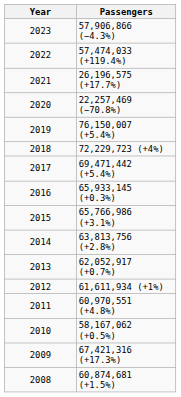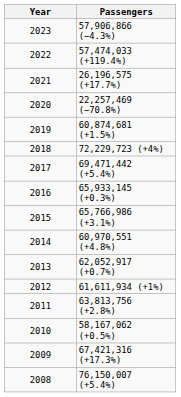(105, 129) 76,150,007 (+5.4%) -> (105, 129) 60,874,681 (+1.5%)
(105, 242) 63,813,756 (+2.8%) -> (105, 242) 60,970,551 (+4.8%)
(105, 306) 60,970,551 (+4.8%) -> (105, 306) 63,813,756 (+2.8%)
(105, 380) 60,874,681 (+1.5%) -> (105, 380) 76,150,007 (+5.4%)
